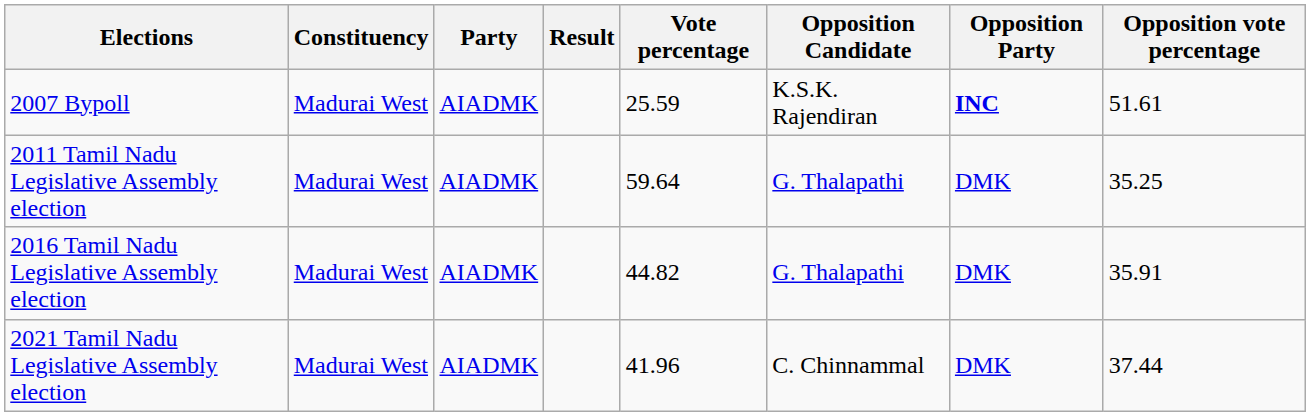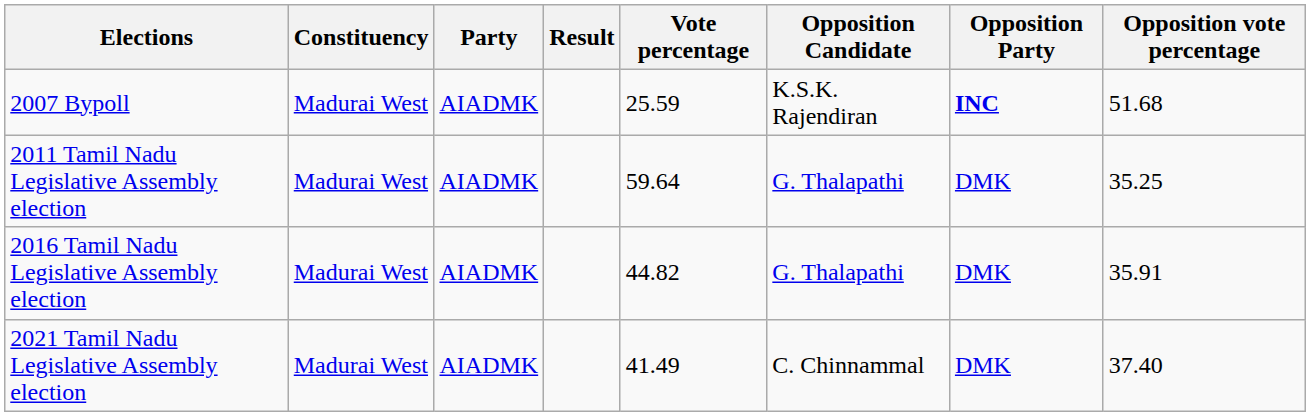(1136, 102) 51.61 -> (1136, 102) 51.68
(653, 364) 41.96 -> (653, 364) 41.49
(1136, 364) 37.44 -> (1136, 364) 37.40
